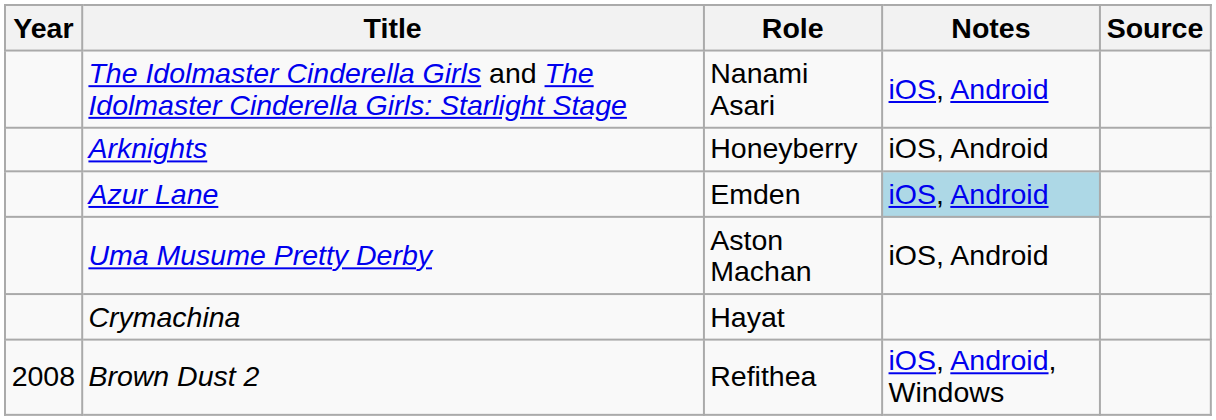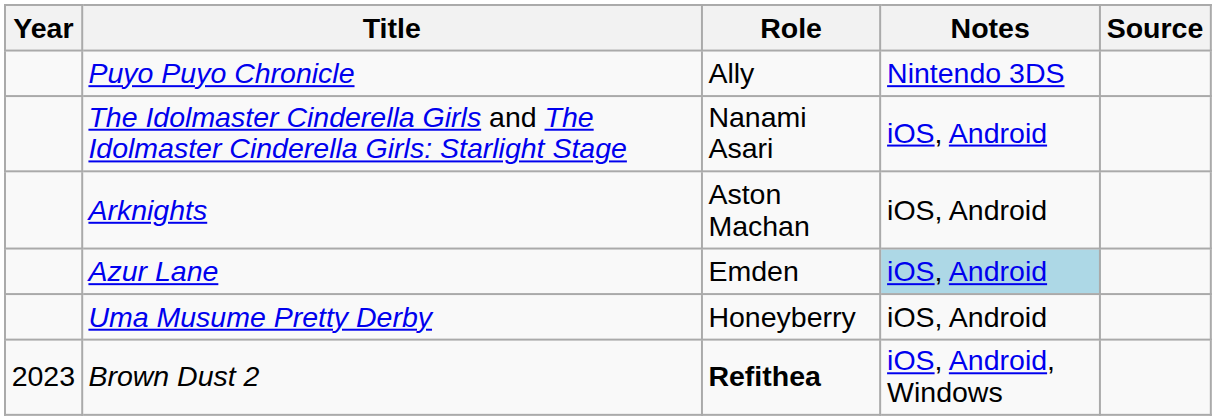+ row: (221, 73)
(784, 150) Honeyberry -> (759, 211) Aston Machan
(761, 256) Aston Machan -> (782, 316) Honeyberry
- row: (164, 316)
(43, 377) 2008 -> (43, 377) 2023
(763, 377) normal -> (765, 377) bold
